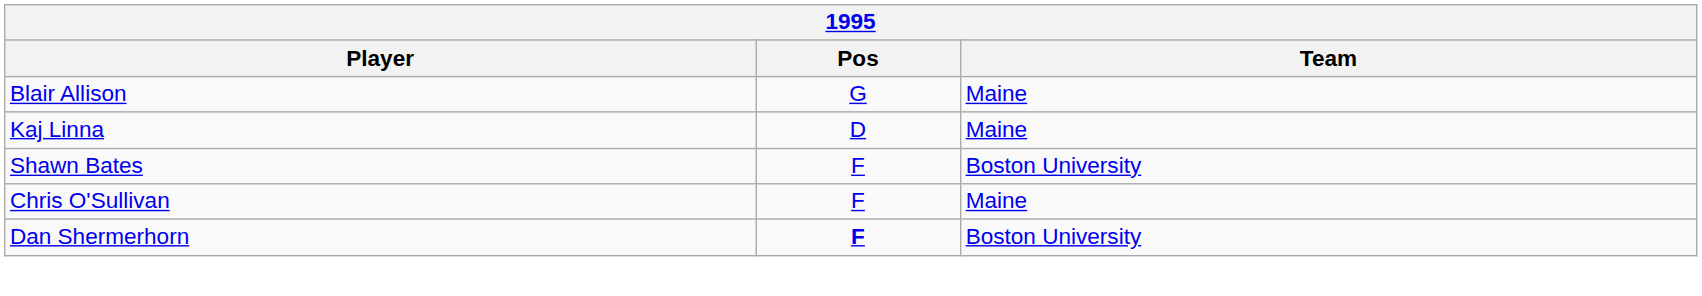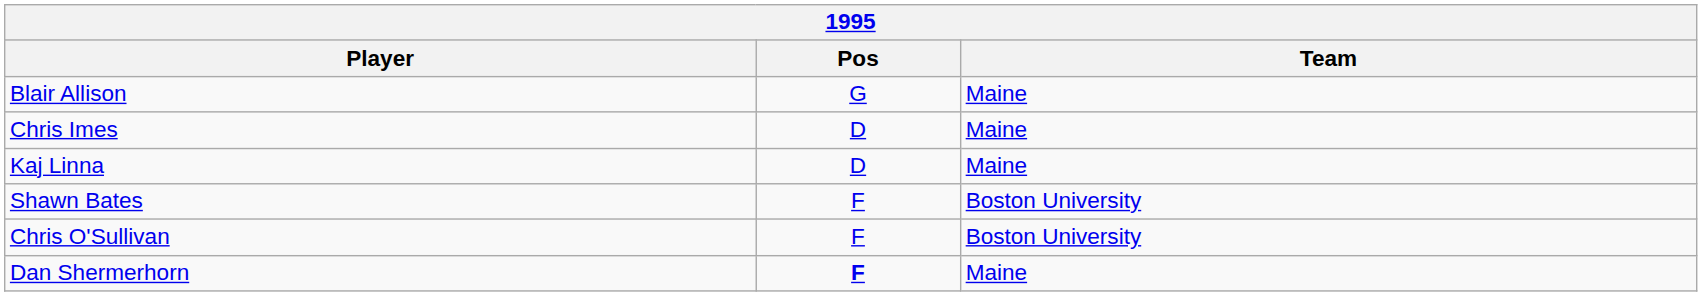+ row: (64, 129)
(996, 201) Maine -> (1053, 237) Boston University
(1053, 237) Boston University -> (996, 272) Maine
